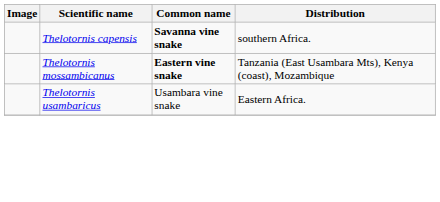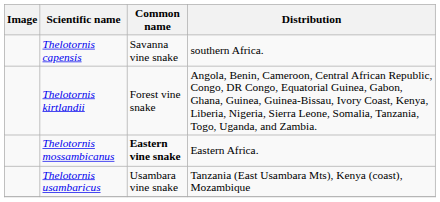(187, 37) bold -> (154, 50) normal
+ row: (69, 100)
(326, 68) Tanzania (East Usambara Mts), Kenya (coast), Mozambique -> (224, 150) Eastern Africa.
(272, 99) Eastern Africa. -> (296, 181) Tanzania (East Usambara Mts), Kenya (coast), Mozambique
